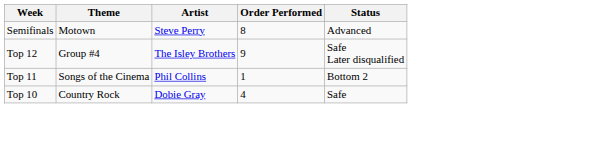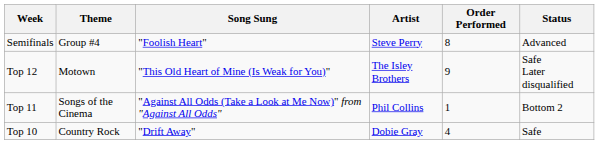+ column: (252, 19)
(77, 30) Motown -> (79, 42) Group #4
(79, 53) Group #4 -> (77, 72) Motown
